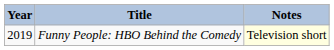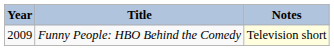(20, 35) 2019 -> (20, 35) 2009
